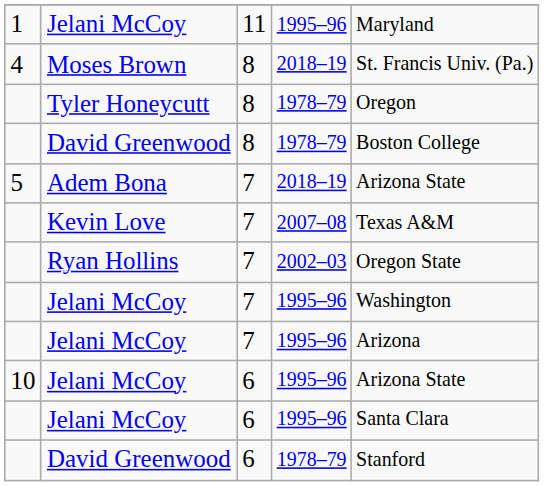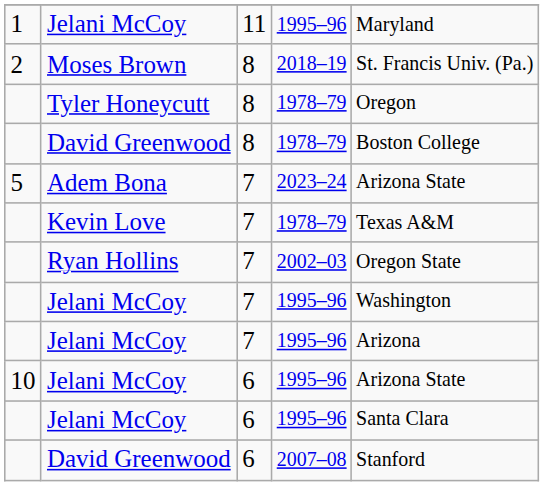(17, 63) 4 -> (17, 63) 2
(312, 182) 2018–19 -> (312, 182) 2023–24
(312, 222) 2007–08 -> (312, 222) 1978–79
(312, 459) 1978–79 -> (312, 459) 2007–08
